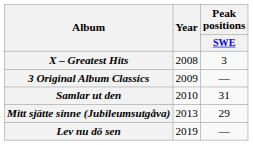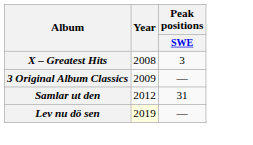(187, 95) 2010 -> (145, 95) 2012
- row: (89, 113)
(187, 131) no background -> (145, 113) lightyellow background
